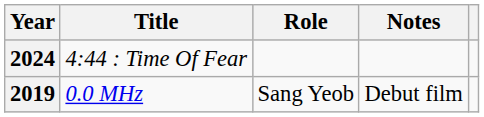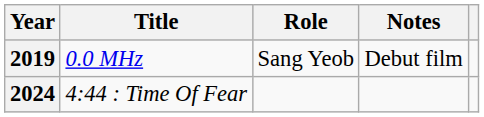rows swapped: (32, 93) <-> (32, 58)
